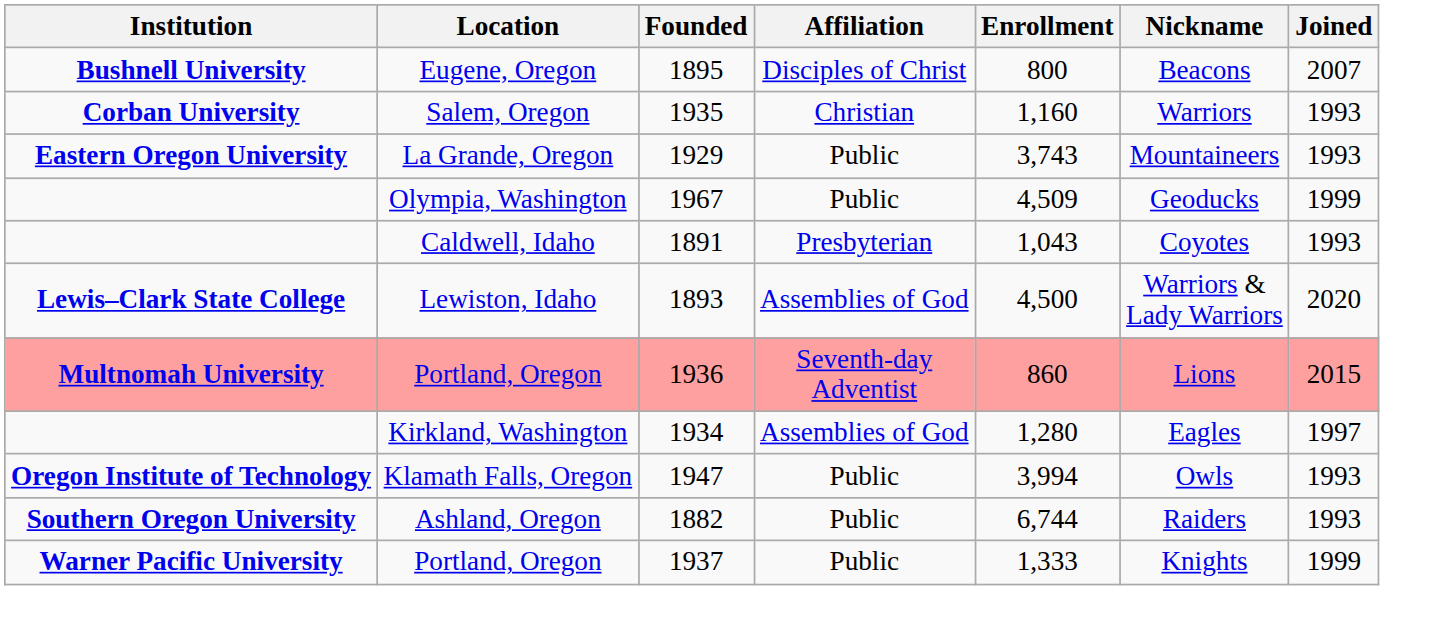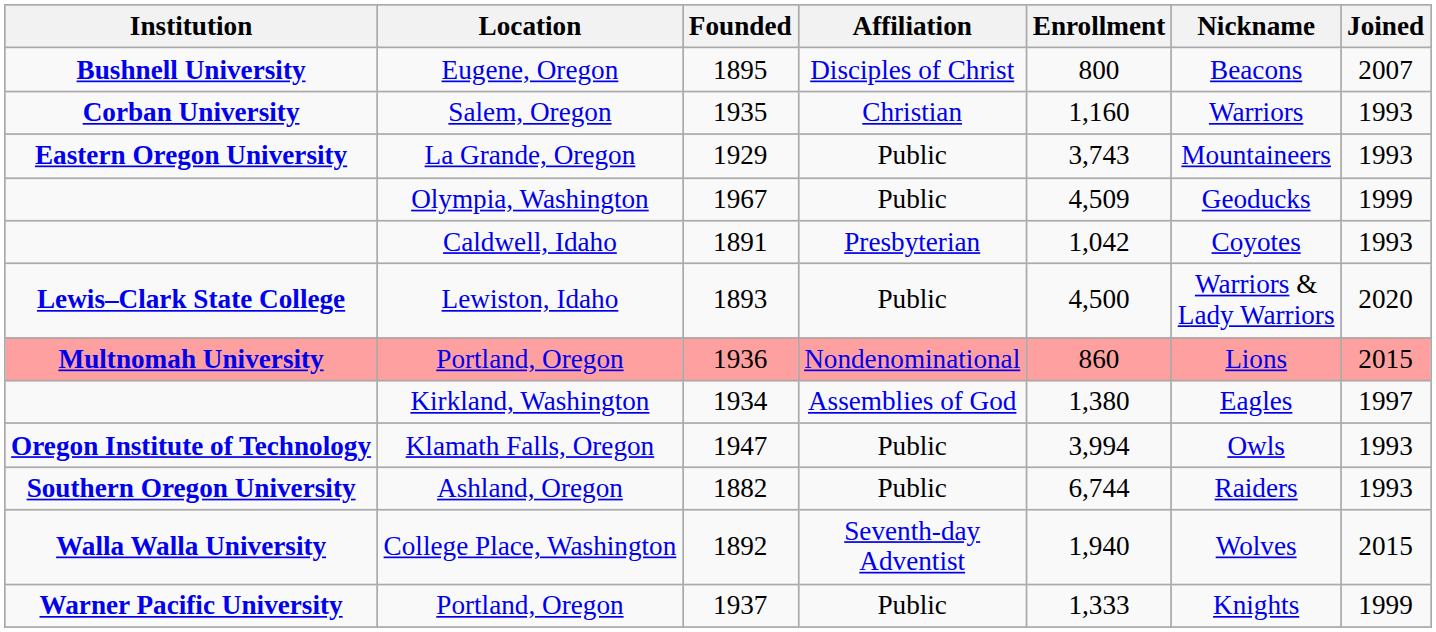(1047, 241) 1,043 -> (1099, 241) 1,042
(864, 300) Assemblies of God -> (912, 300) Public
(864, 373) Seventh-day Adventist -> (912, 358) Nondenominational
(1047, 432) 1,280 -> (1099, 401) 1,380
+ row: (530, 546)
